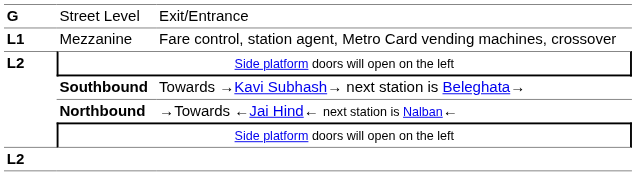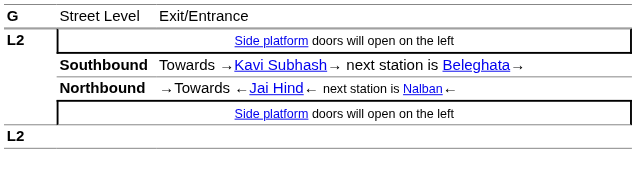- row: (96, 39)
